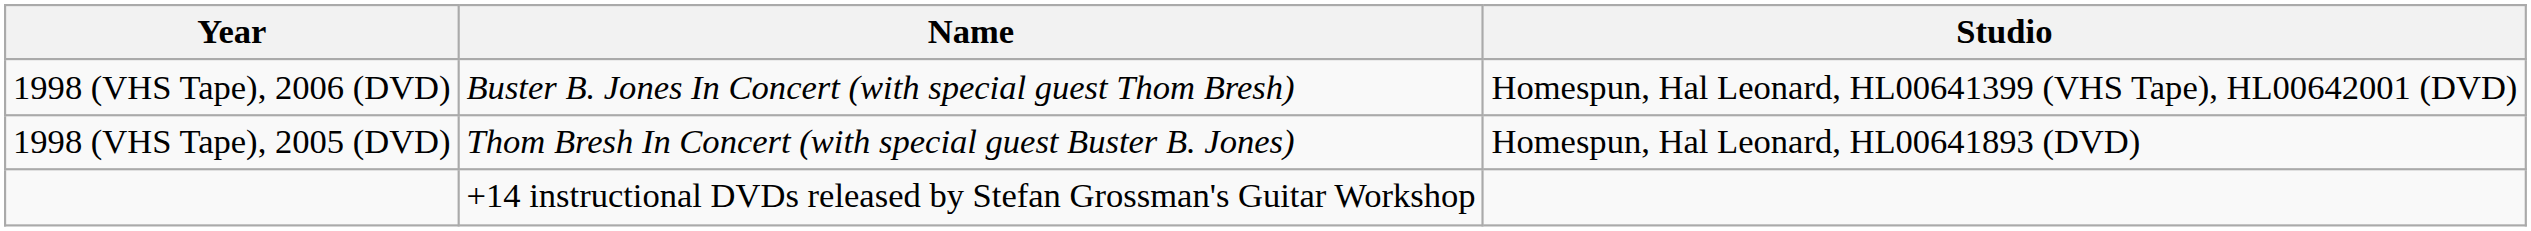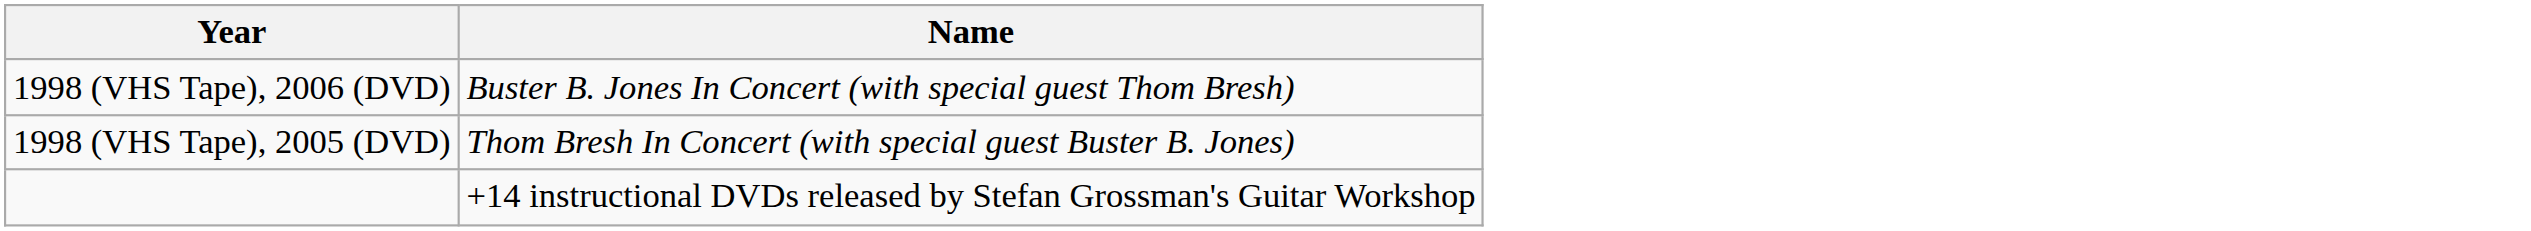- column: (2004, 31)
